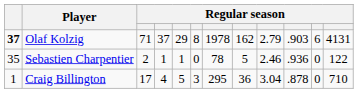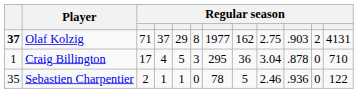(218, 39) 1978 -> (218, 39) 1977
(270, 39) 2.79 -> (270, 39) 2.75
(317, 39) 6 -> (317, 39) 2
rows swapped: (65, 78) <-> (79, 59)
